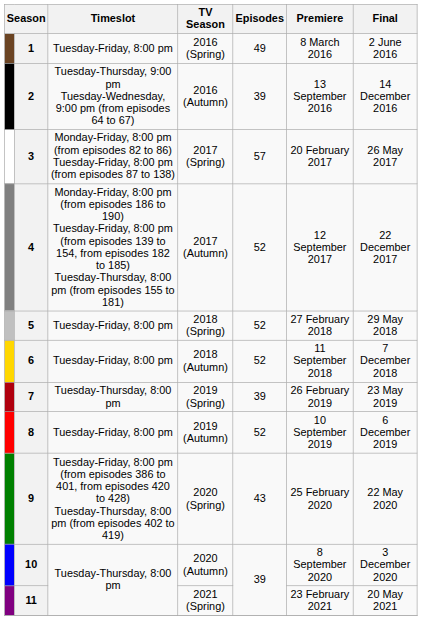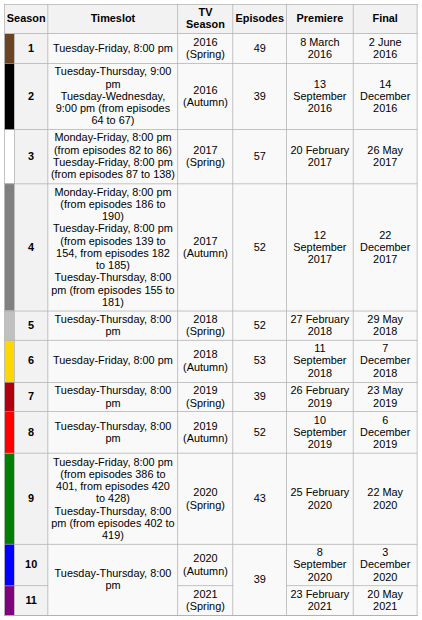(113, 325) Tuesday-Friday, 8:00 pm -> (113, 325) Tuesday-Thursday, 8:00 pm
(260, 361) 52 -> (260, 361) 53
(113, 432) Tuesday-Friday, 8:00 pm -> (113, 432) Tuesday-Thursday, 8:00 pm
